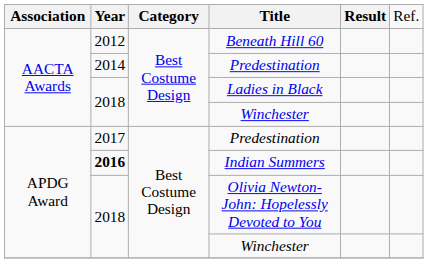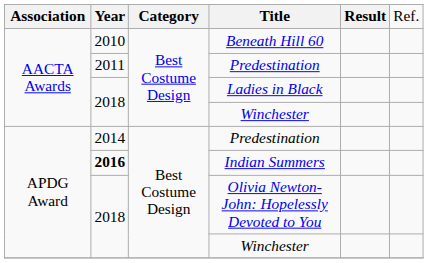(110, 41) 2012 -> (110, 41) 2010
(110, 65) 2014 -> (110, 65) 2011
(110, 138) 2017 -> (110, 138) 2014
